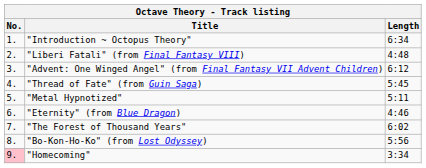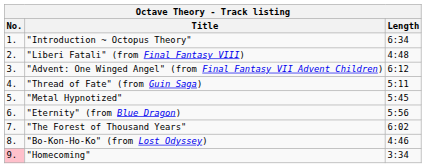(398, 84) 5:45 -> (398, 84) 5:11
(398, 98) 5:11 -> (398, 98) 5:45
(398, 112) 4:46 -> (398, 112) 5:56
(398, 141) 5:56 -> (398, 141) 4:46
